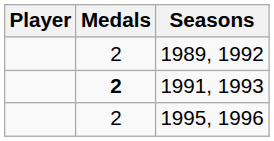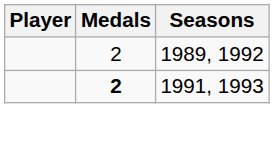- row: (212, 119)
